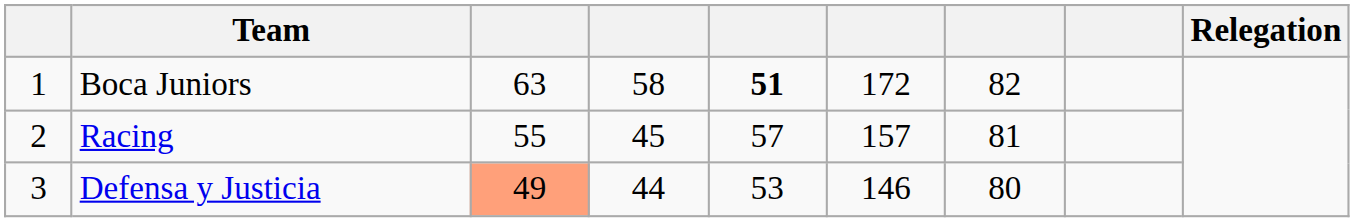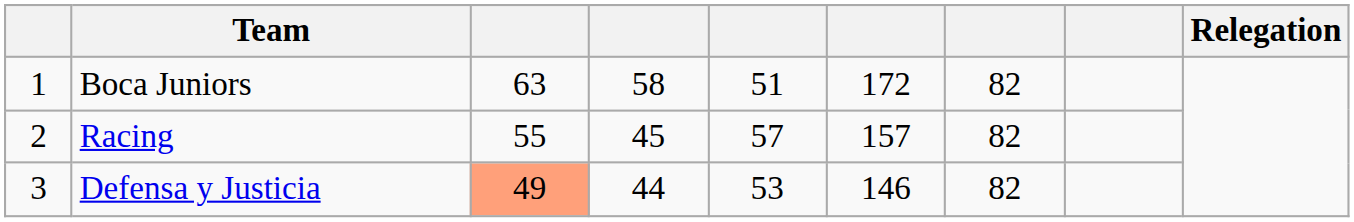(767, 83) bold -> (767, 83) normal
(1005, 135) 81 -> (1005, 135) 82
(1005, 188) 80 -> (1005, 188) 82
